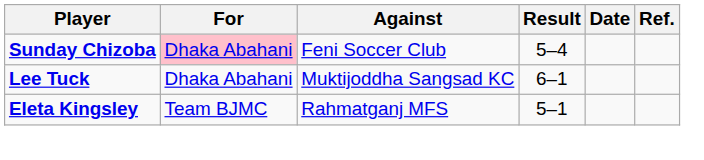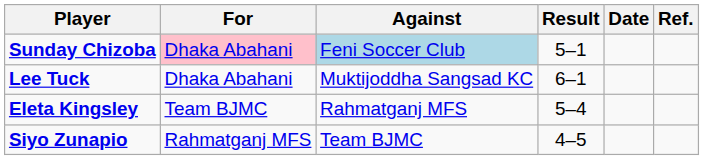(374, 49) no background -> (393, 49) lightblue background
(552, 49) 5–4 -> (571, 49) 5–1
(552, 109) 5–1 -> (571, 109) 5–4
+ row: (68, 139)
